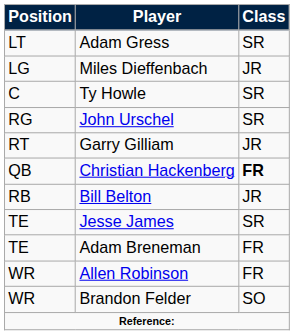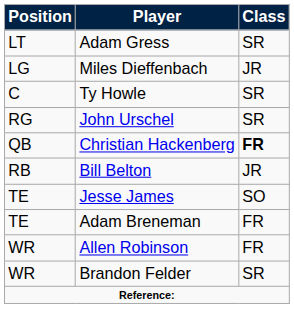- row: (127, 145)
(253, 222) SR -> (254, 196) SO
(254, 299) SO -> (253, 273) SR
